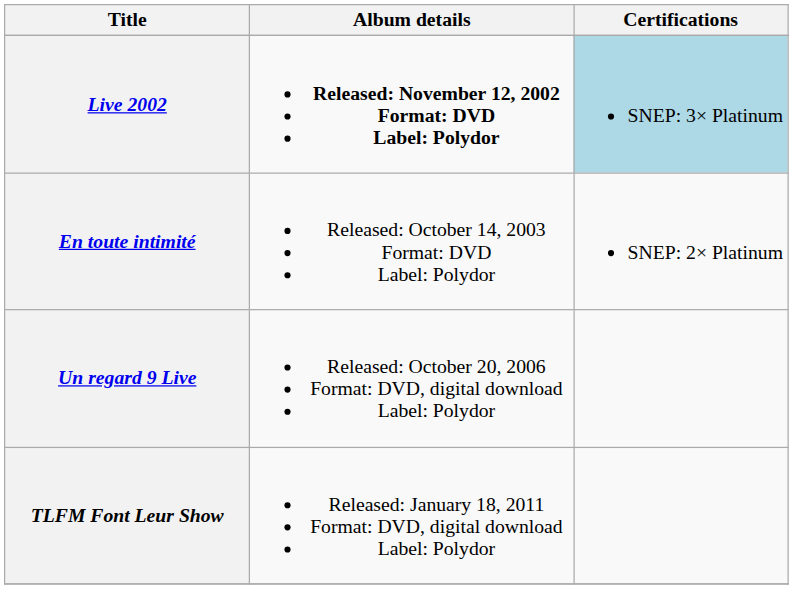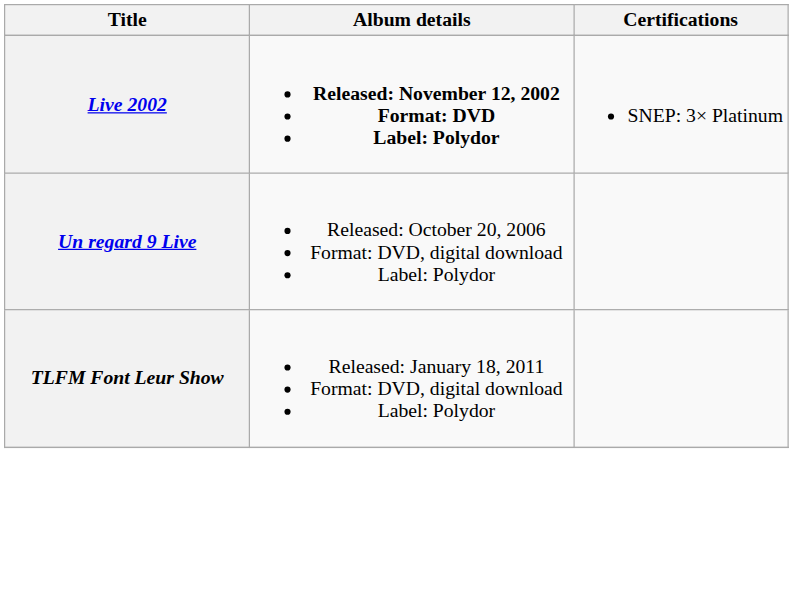(681, 115) lightblue background -> (681, 115) no background
- row: (127, 241)
